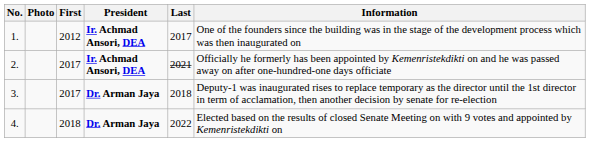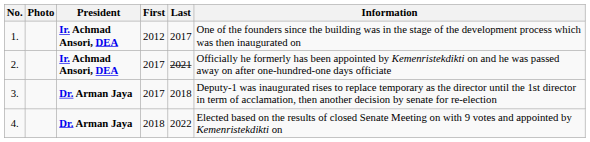columns swapped: (126, 13) <-> (70, 13)
